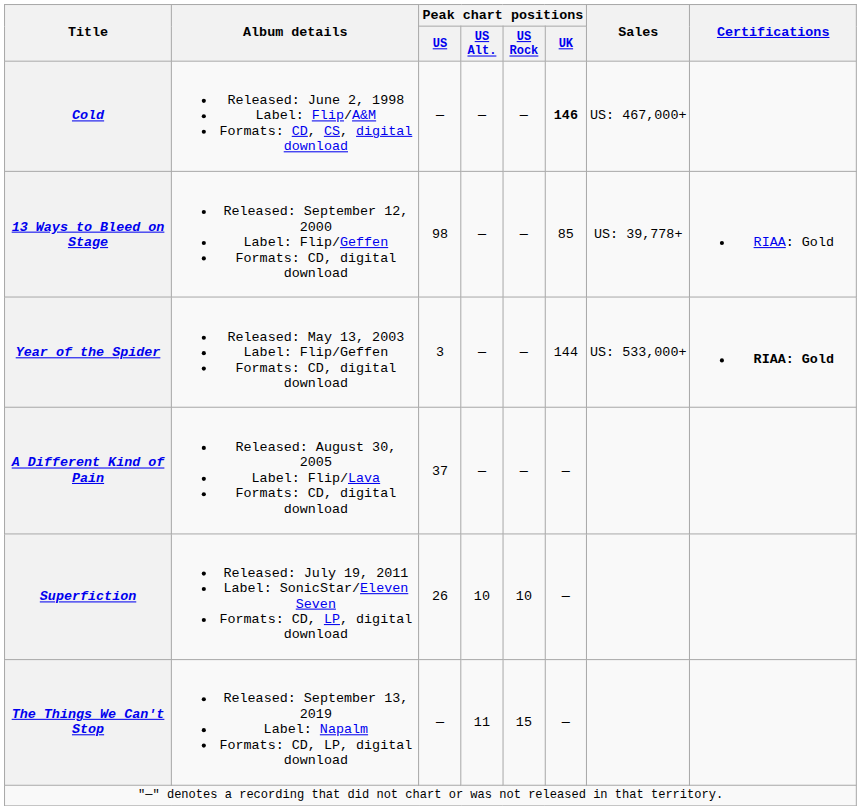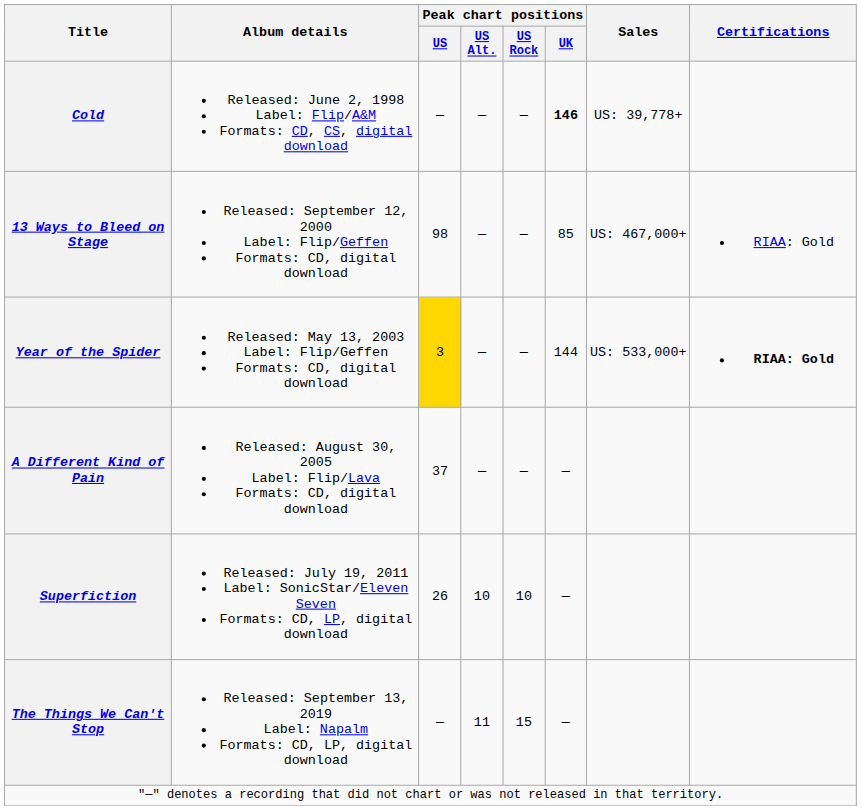(638, 116) US: 467,000+ -> (638, 116) US: 39,778+
(638, 234) US: 39,778+ -> (638, 234) US: 467,000+
(440, 352) no background -> (440, 352) gold background
